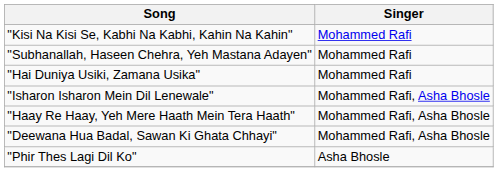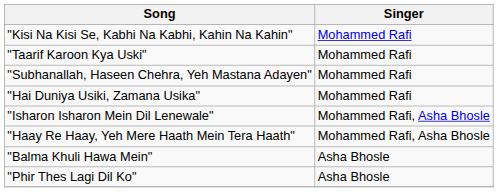+ row: (77, 55)
- row: (142, 136)
+ row: (80, 156)
